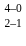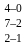+ row: (13, 23)
